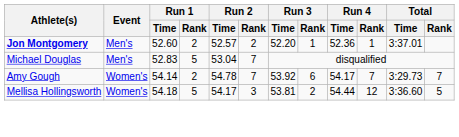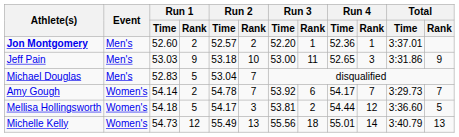+ row: (26, 60)
+ row: (37, 124)
